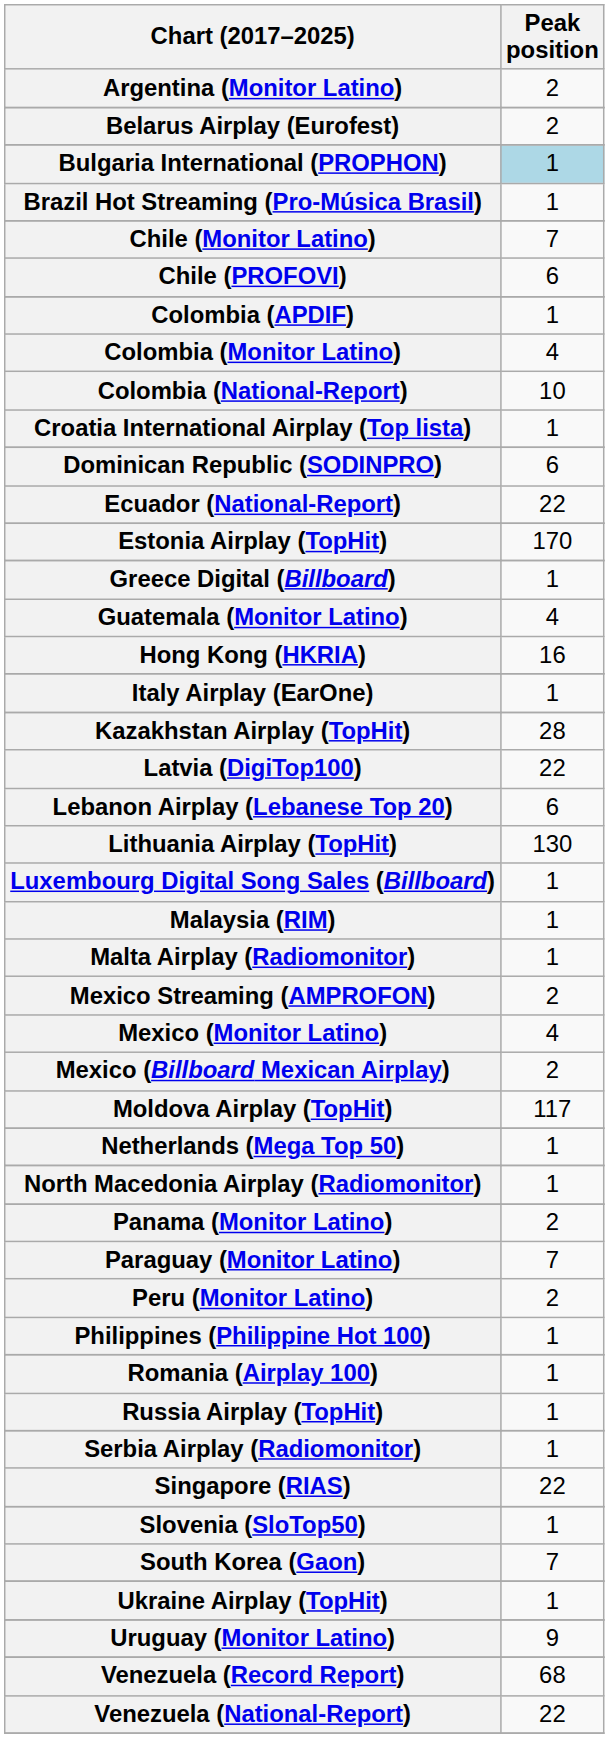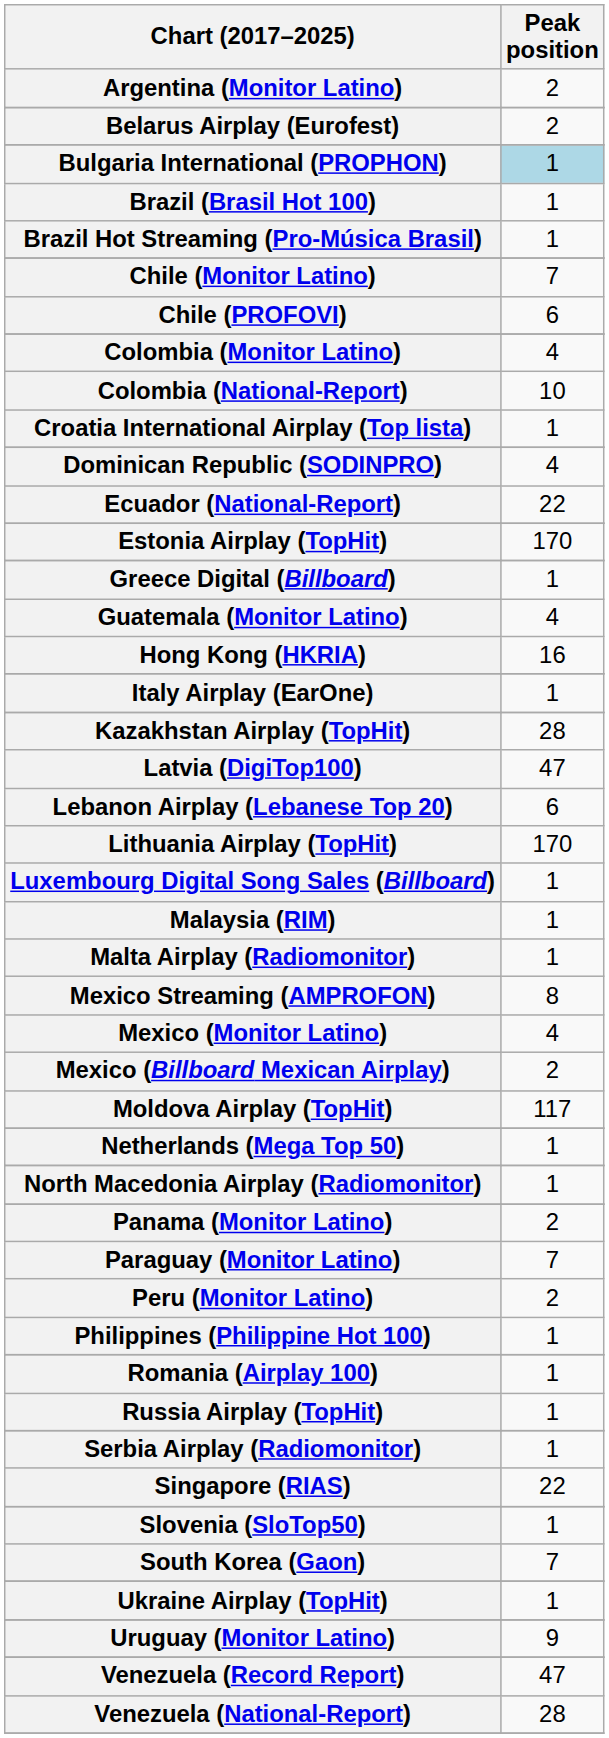+ row: (253, 201)
- row: (253, 314)
(552, 466) 6 -> (552, 466) 4
(552, 768) 22 -> (552, 768) 47
(552, 844) 130 -> (552, 844) 170
(552, 995) 2 -> (552, 995) 8
(552, 1676) 68 -> (552, 1676) 47
(552, 1713) 22 -> (552, 1713) 28
